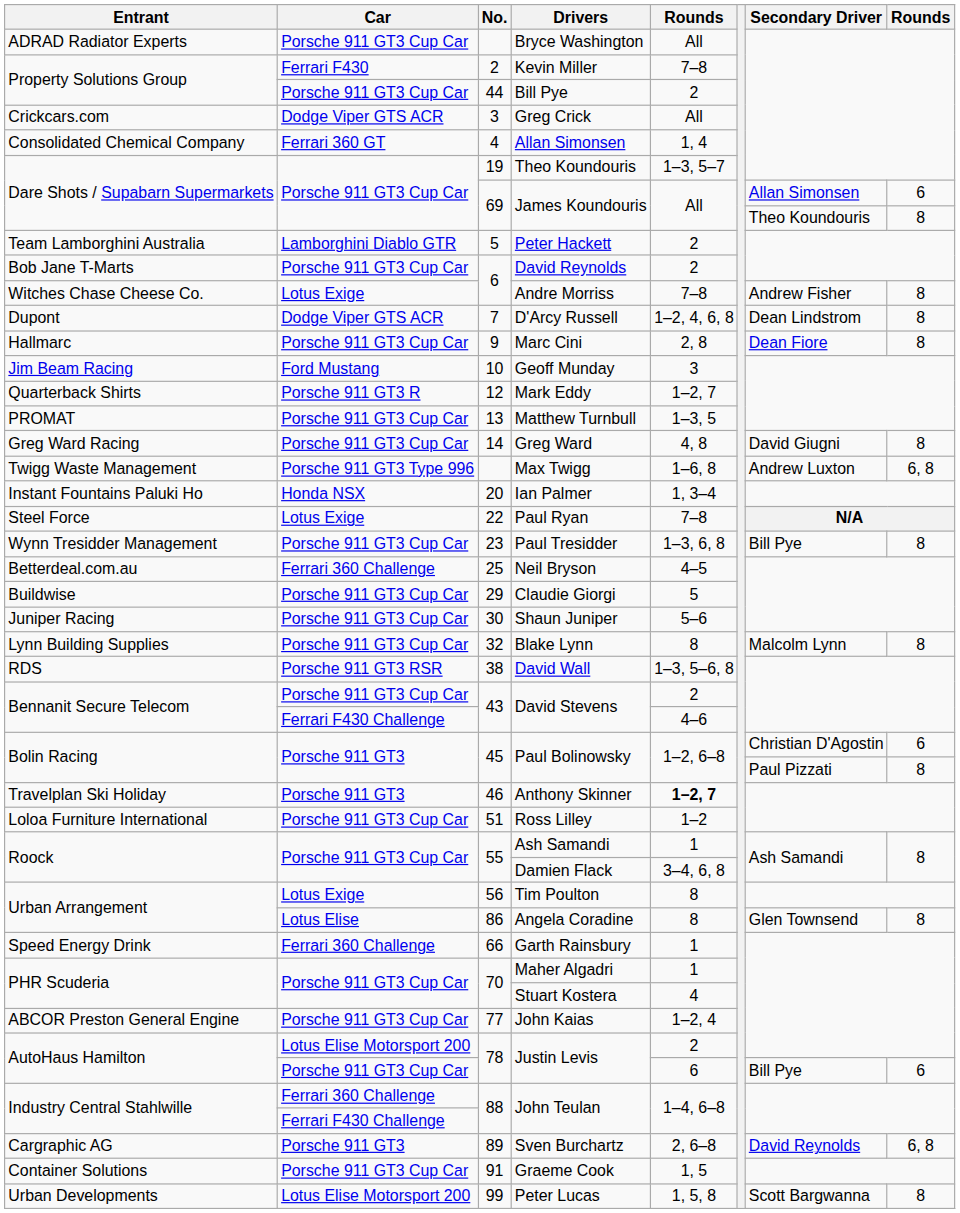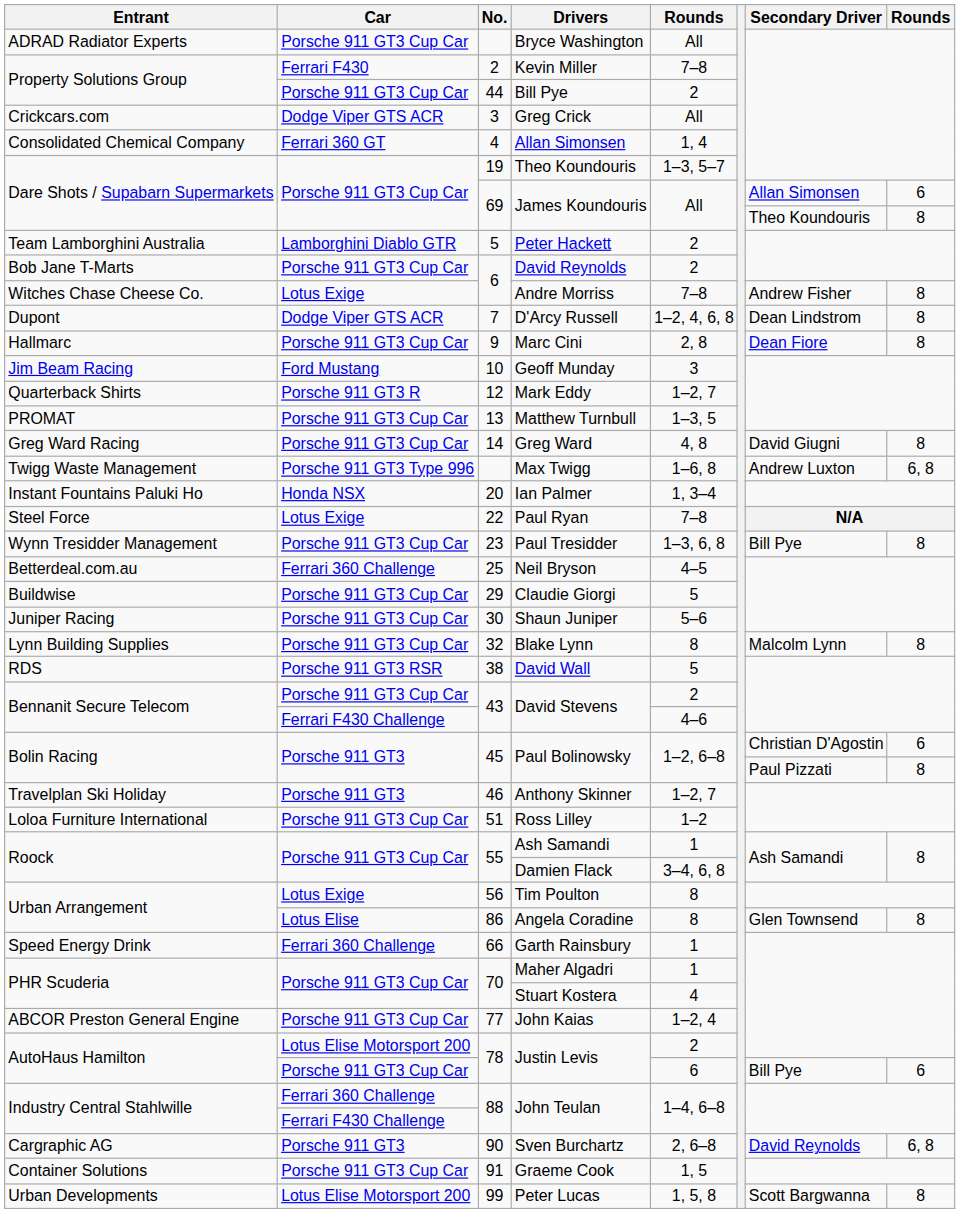(694, 669) 1–3, 5–6, 8 -> (694, 669) 5
(694, 794) bold -> (694, 794) normal
(495, 1145) 89 -> (495, 1145) 90
